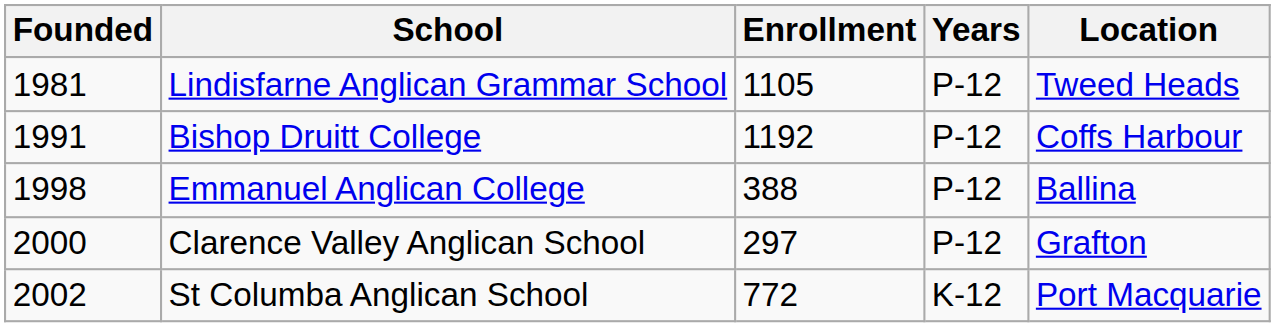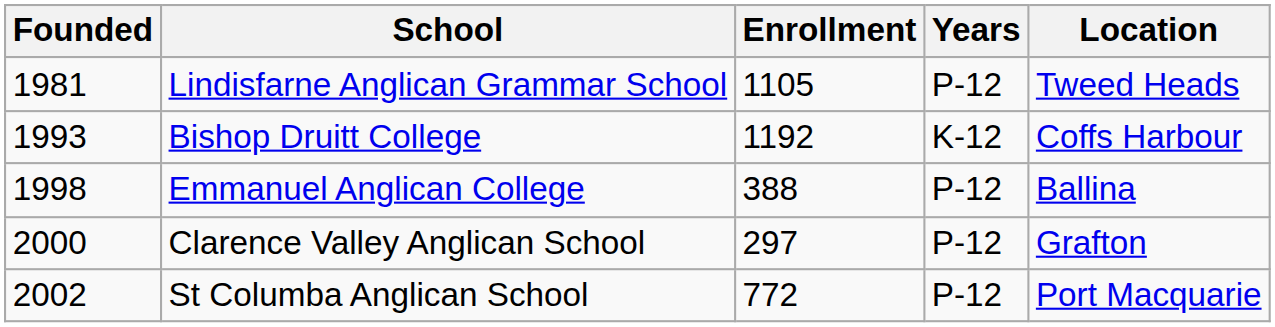(50, 136) 1991 -> (50, 136) 1993
(967, 136) P-12 -> (967, 136) K-12
(967, 294) K-12 -> (967, 294) P-12
